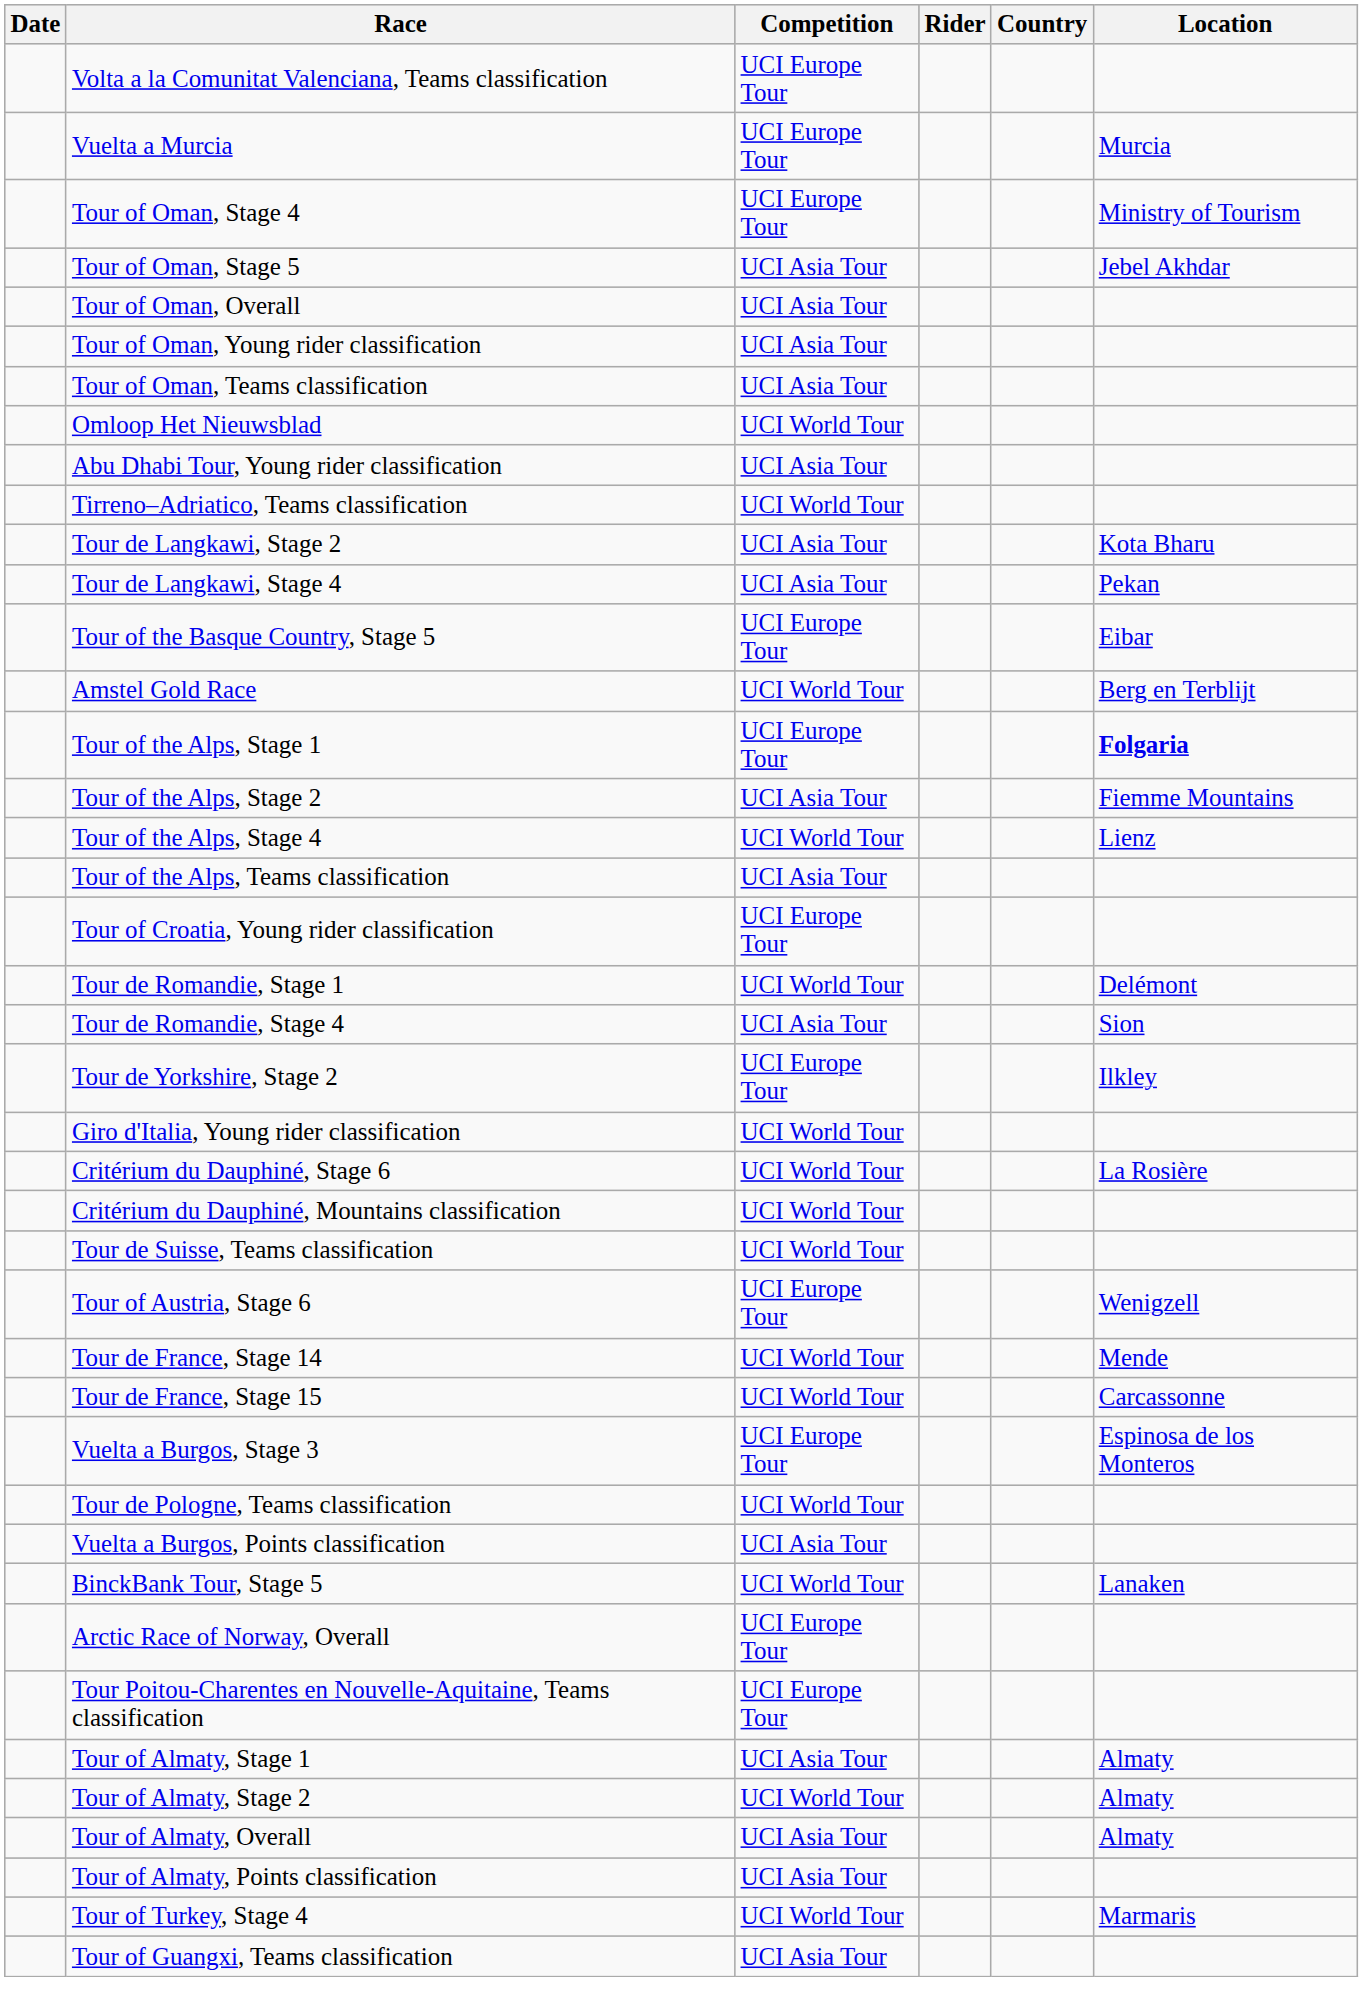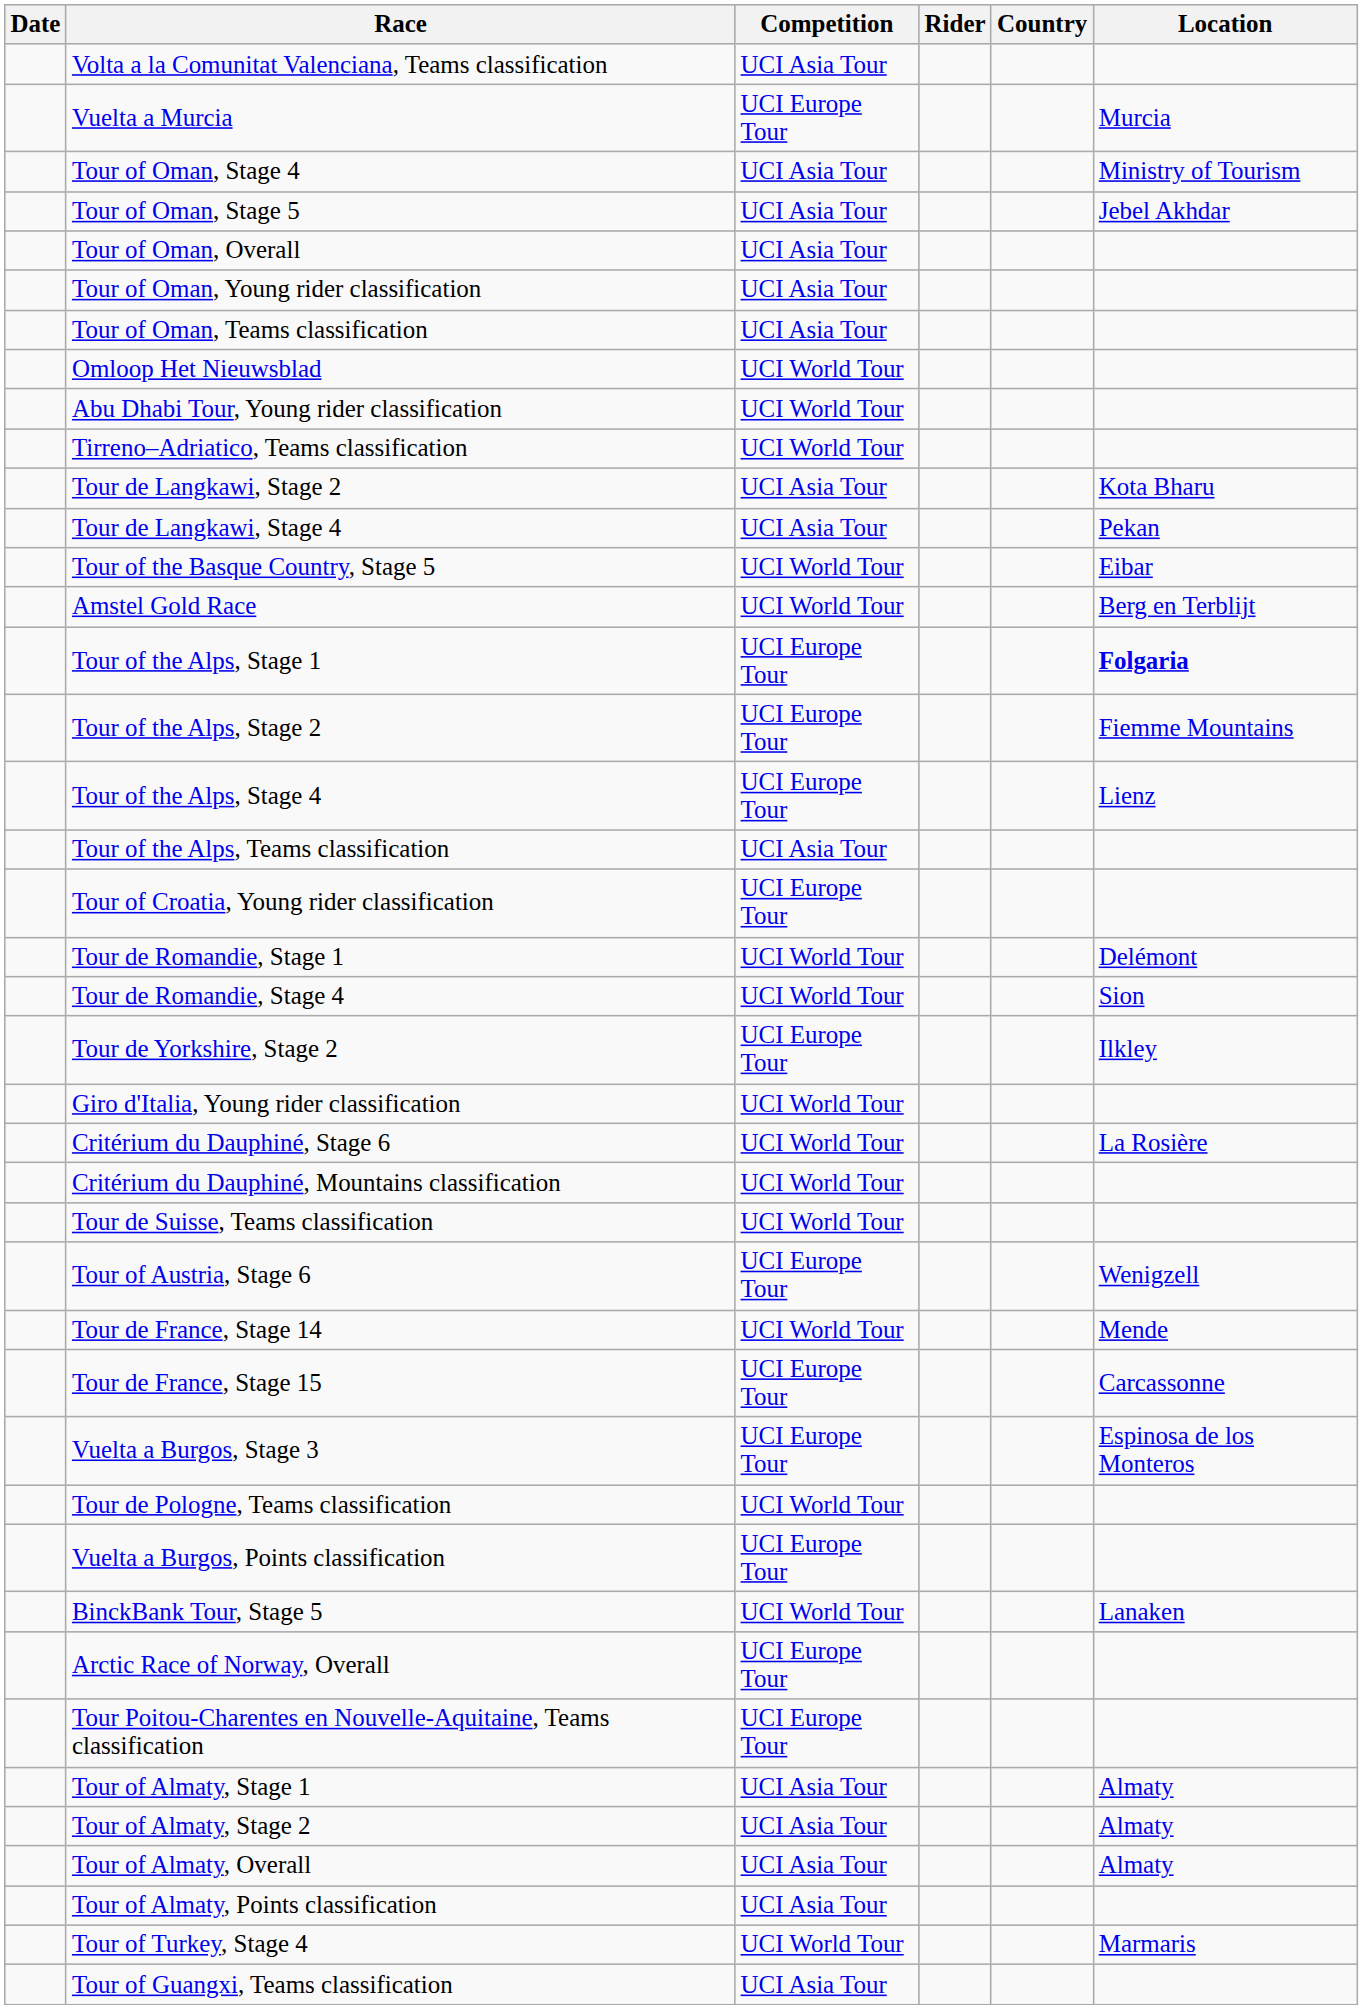(801, 77) UCI Europe Tour -> (814, 63) UCI Asia Tour
(801, 213) UCI Europe Tour -> (814, 171) UCI Asia Tour
(814, 464) UCI Asia Tour -> (822, 408) UCI World Tour
(801, 637) UCI Europe Tour -> (822, 566) UCI World Tour
(814, 798) UCI Asia Tour -> (801, 727) UCI Europe Tour
(822, 837) UCI World Tour -> (801, 795) UCI Europe Tour
(814, 1024) UCI Asia Tour -> (822, 995) UCI World Tour
(822, 1396) UCI World Tour -> (801, 1382) UCI Europe Tour
(814, 1543) UCI Asia Tour -> (801, 1557) UCI Europe Tour
(822, 1797) UCI World Tour -> (814, 1825) UCI Asia Tour
